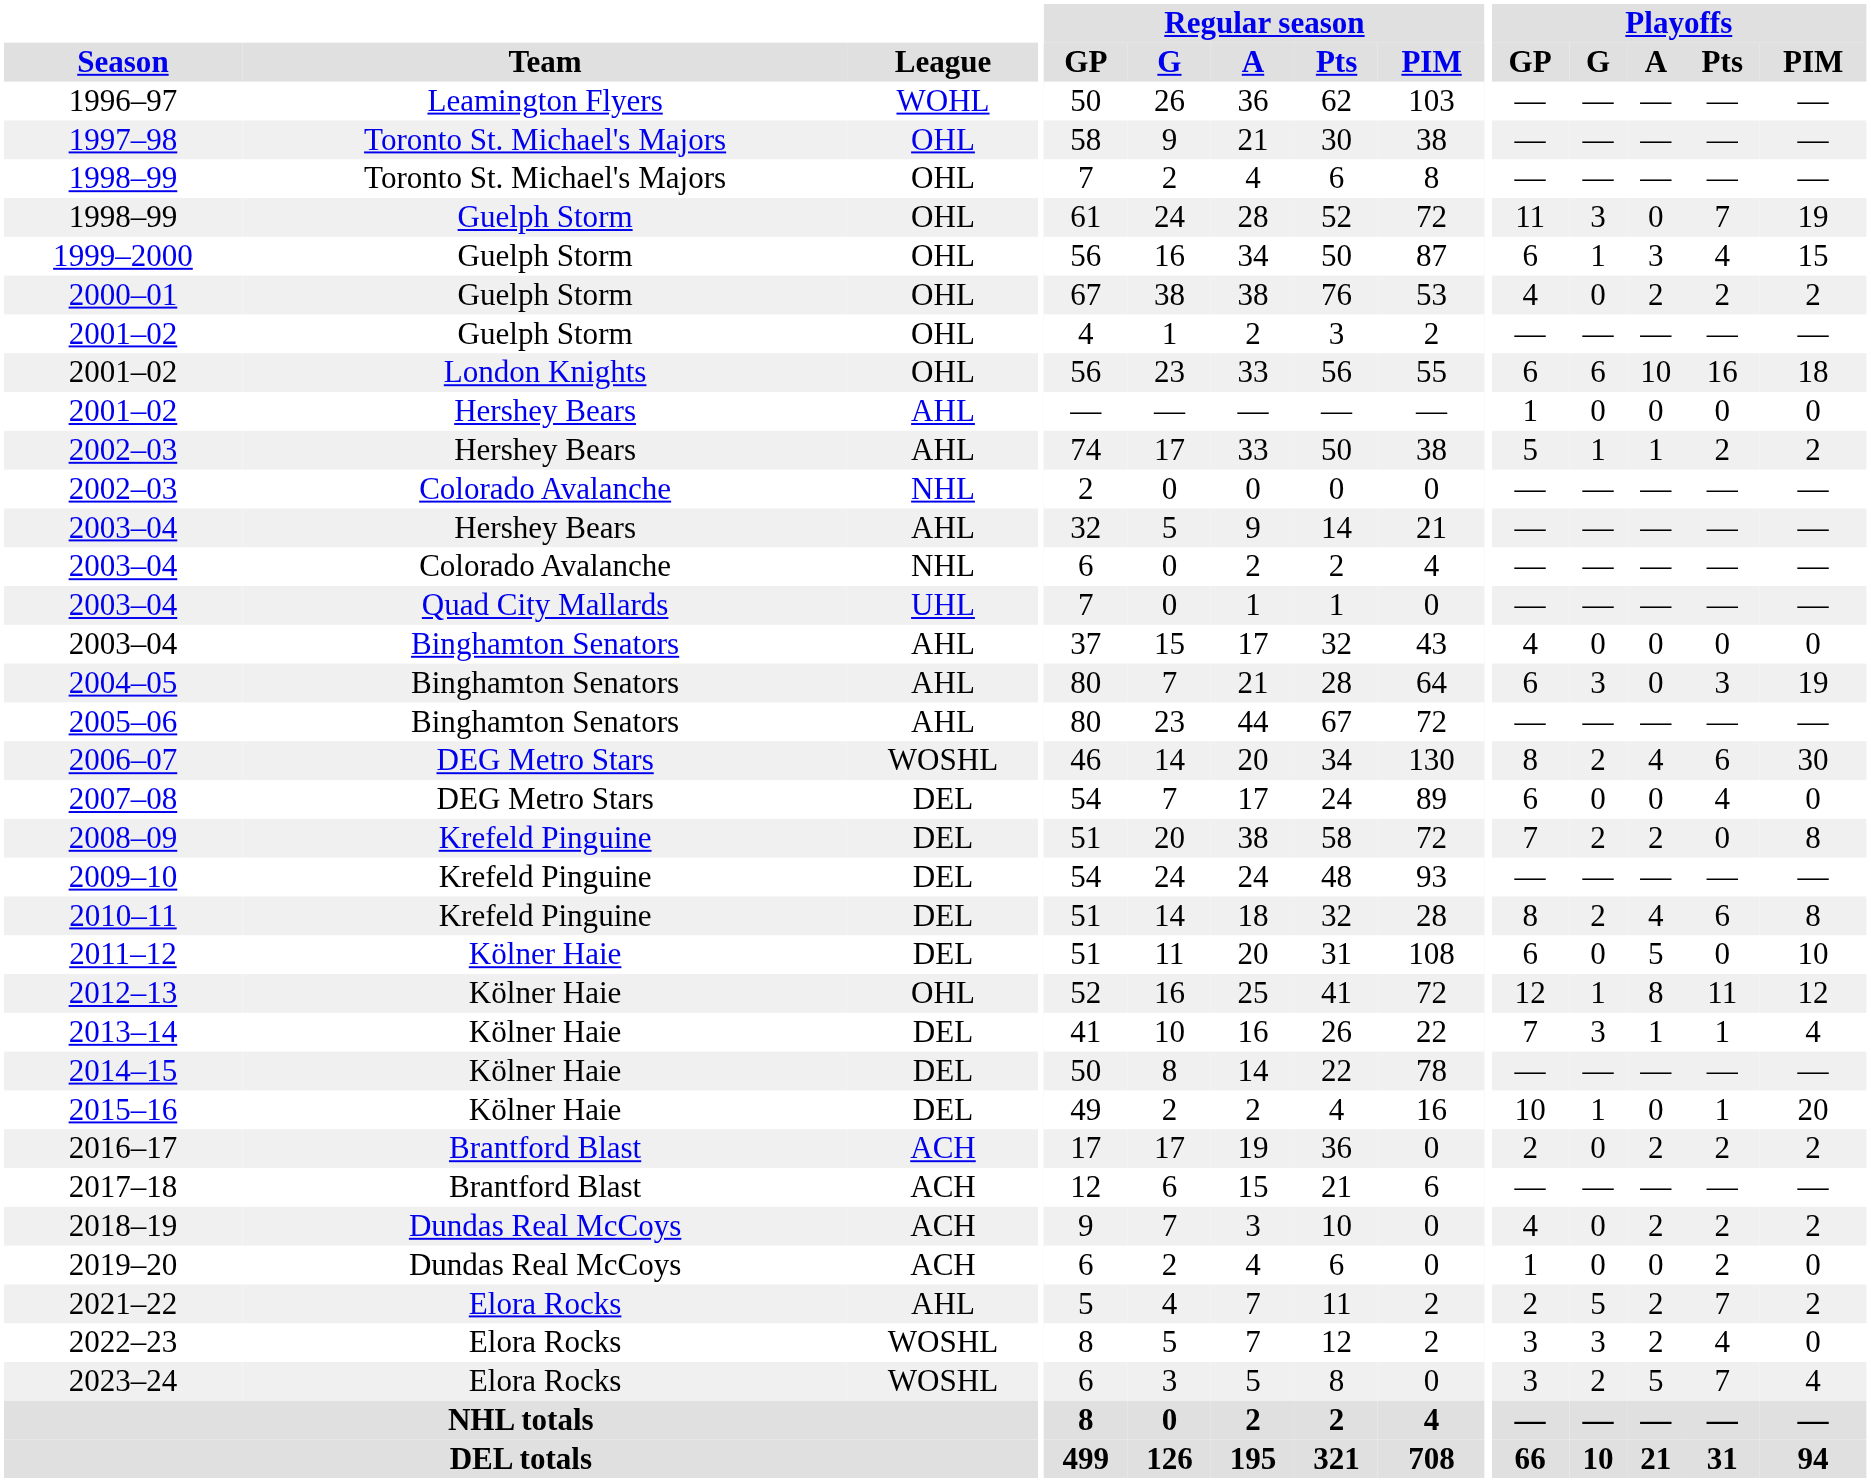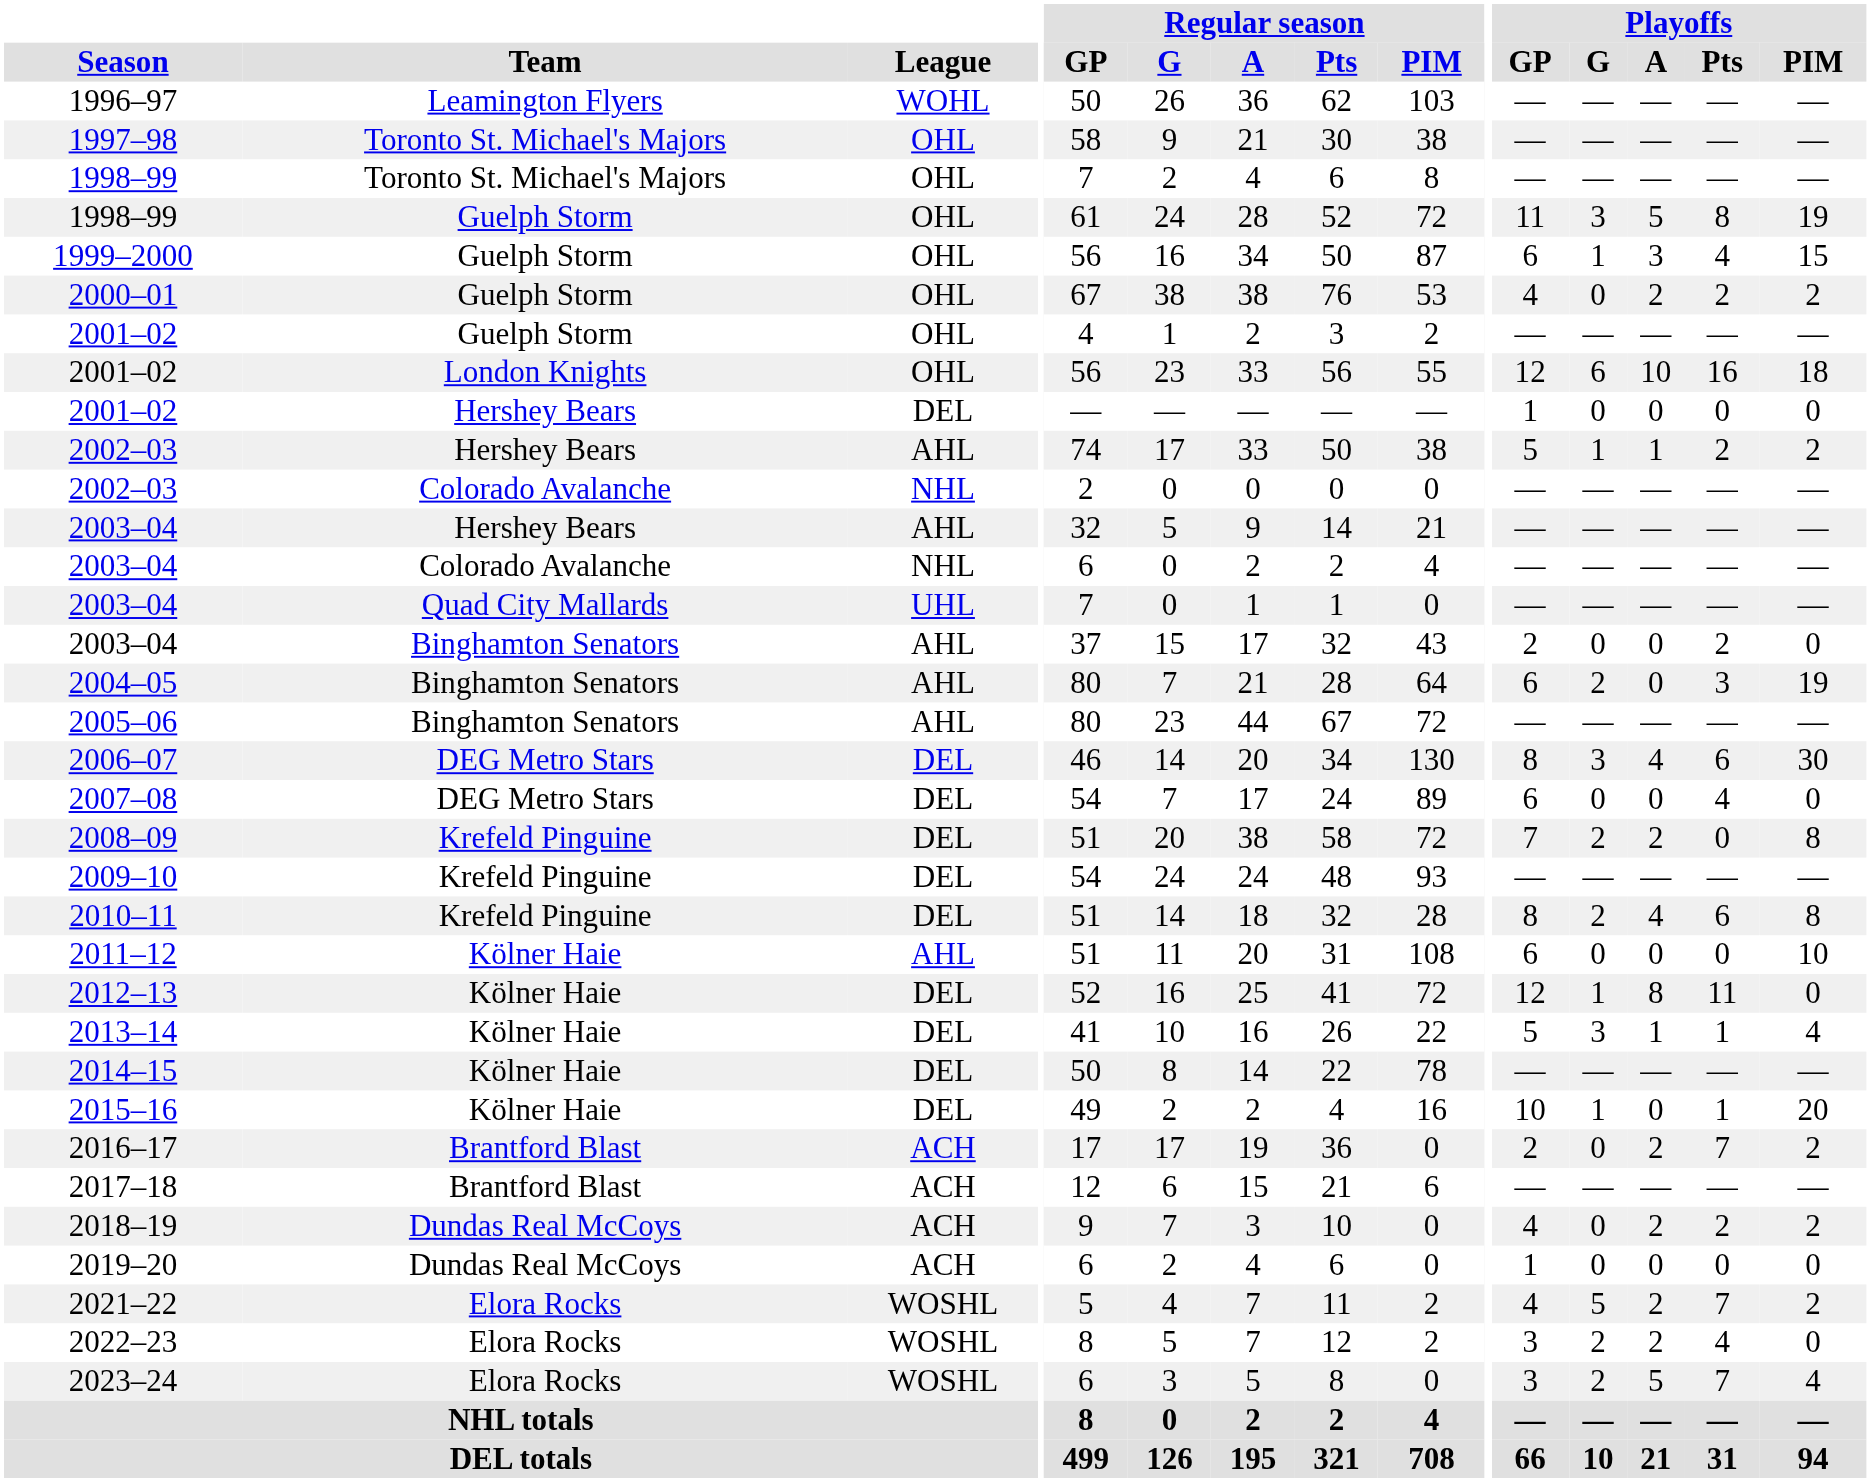(1656, 216) 0 -> (1656, 216) 5
(1722, 216) 7 -> (1722, 216) 8
(1530, 372) 6 -> (1530, 372) 12
(943, 410) AHL -> (943, 410) DEL
(1530, 643) 4 -> (1530, 643) 2
(1722, 643) 0 -> (1722, 643) 2
(1598, 682) 3 -> (1598, 682) 2
(943, 760) WOSHL -> (943, 760) DEL
(1598, 760) 2 -> (1598, 760) 3
(943, 954) DEL -> (943, 954) AHL
(1656, 954) 5 -> (1656, 954) 0
(943, 992) OHL -> (943, 992) DEL
(1813, 992) 12 -> (1813, 992) 0
(1530, 1031) 7 -> (1530, 1031) 5
(1722, 1148) 2 -> (1722, 1148) 7
(1722, 1264) 2 -> (1722, 1264) 0
(943, 1303) AHL -> (943, 1303) WOSHL
(1530, 1303) 2 -> (1530, 1303) 4
(1598, 1342) 3 -> (1598, 1342) 2
